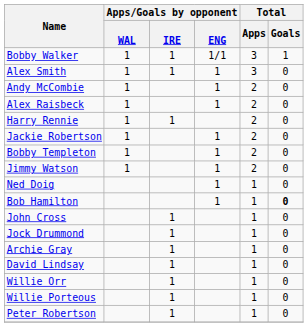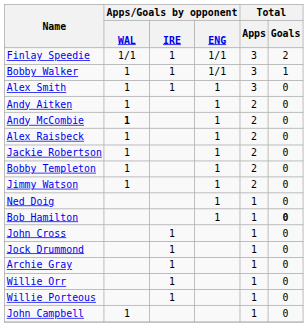+ row: (48, 56)
+ row: (39, 104)
(127, 88) normal -> (127, 120) bold
- row: (42, 120)
- row: (45, 265)
- row: (51, 314)
+ row: (45, 314)
